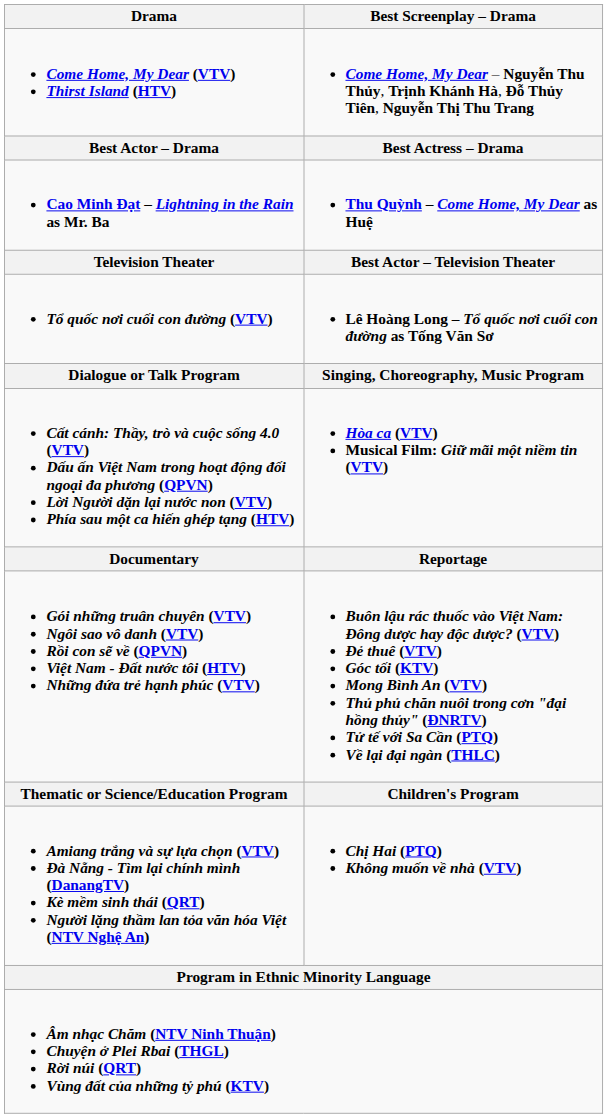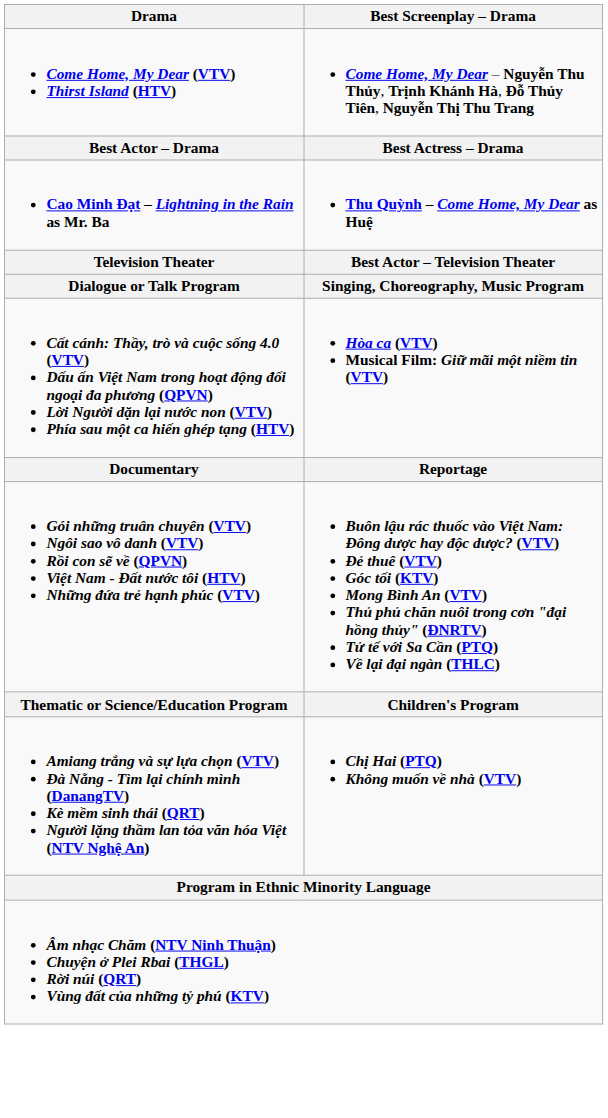- row: (154, 319)
